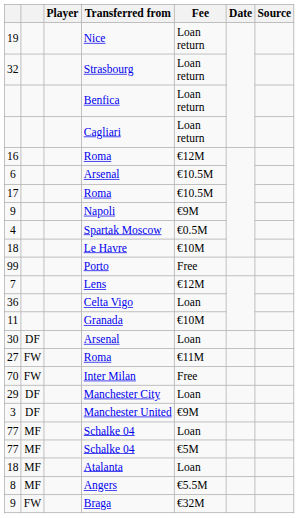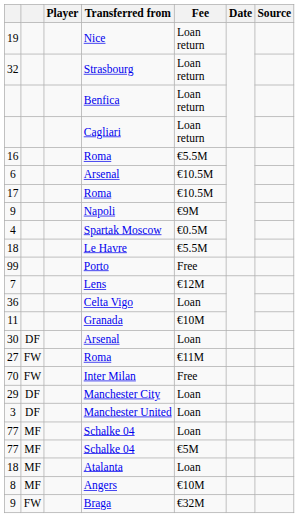(191, 156) €12M -> (192, 156) €5.5M
(191, 248) €10M -> (192, 248) €5.5M
(188, 412) €9M -> (189, 412) Loan
(192, 485) €5.5M -> (191, 485) €10M
